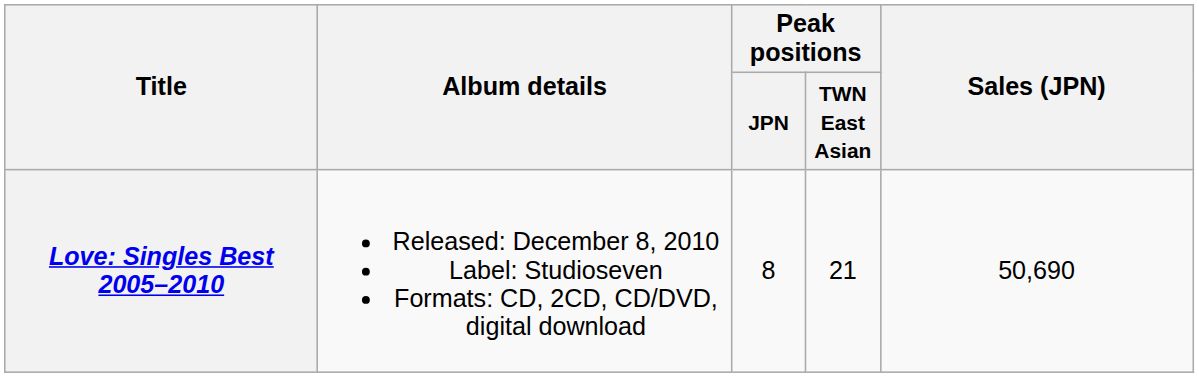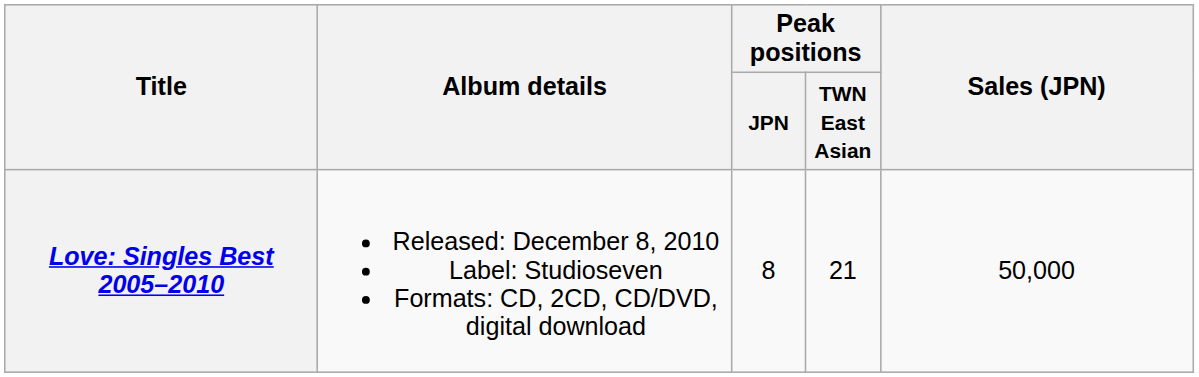(1037, 270) 50,690 -> (1037, 270) 50,000
